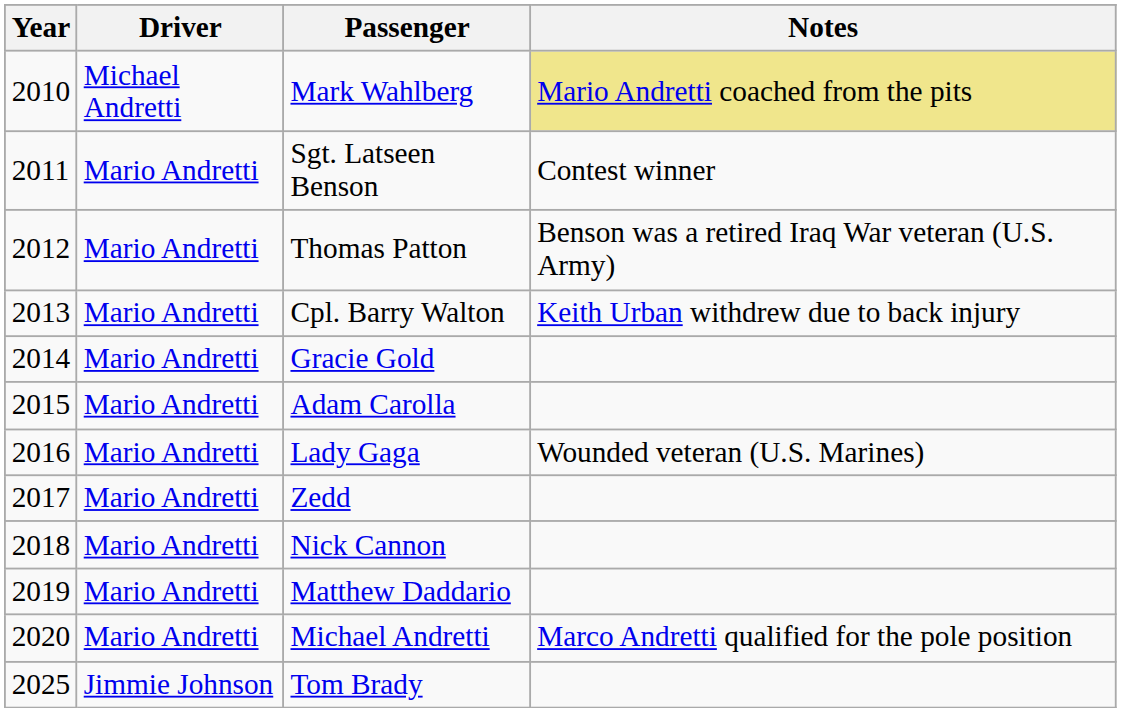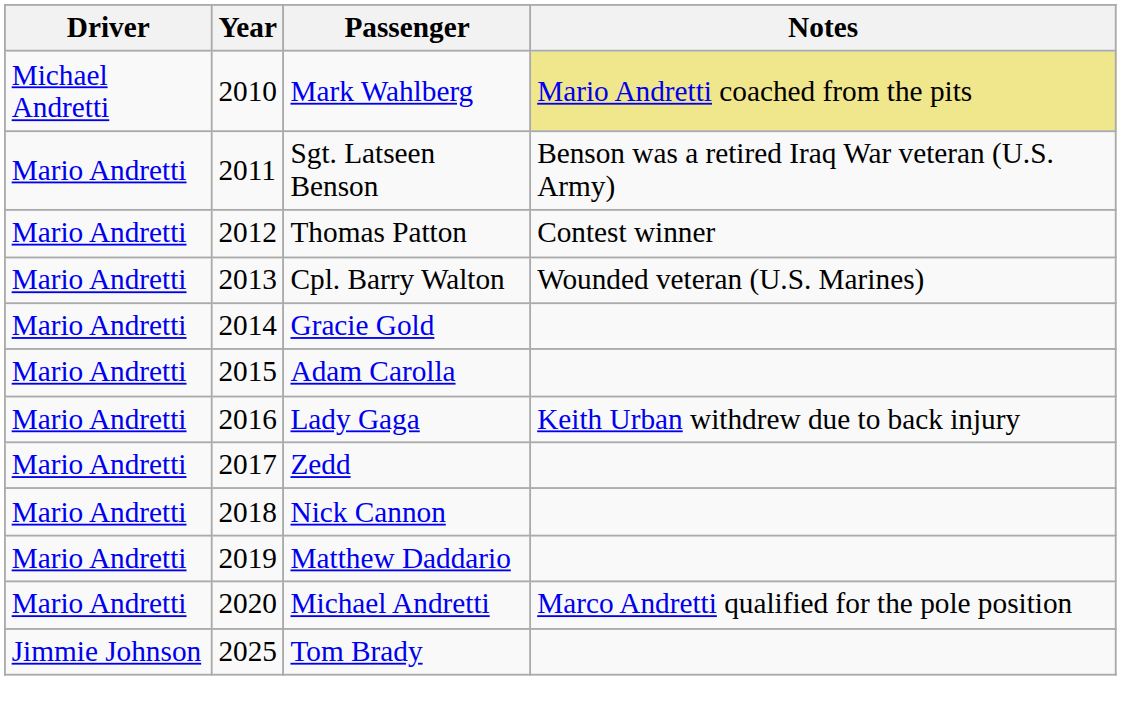columns swapped: (41, 27) <-> (180, 27)
(626, 170) Contest winner -> (795, 170) Benson was a retired Iraq War veteran (U.S. Army)
(795, 249) Benson was a retired Iraq War veteran (U.S. Army) -> (626, 232) Contest winner
(779, 312) Keith Urban withdrew due to back injury -> (731, 279) Wounded veteran (U.S. Marines)
(731, 451) Wounded veteran (U.S. Marines) -> (779, 418) Keith Urban withdrew due to back injury
